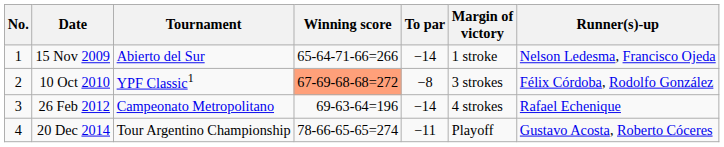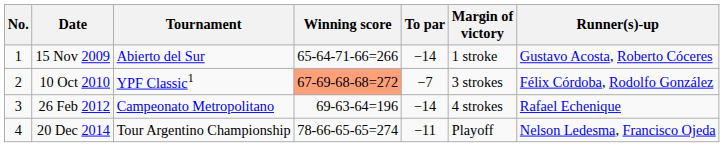(618, 56) Nelson Ledesma, Francisco Ojeda -> (616, 56) Gustavo Acosta, Roberto Cóceres
(425, 81) −8 -> (425, 81) −7
(616, 130) Gustavo Acosta, Roberto Cóceres -> (618, 130) Nelson Ledesma, Francisco Ojeda
